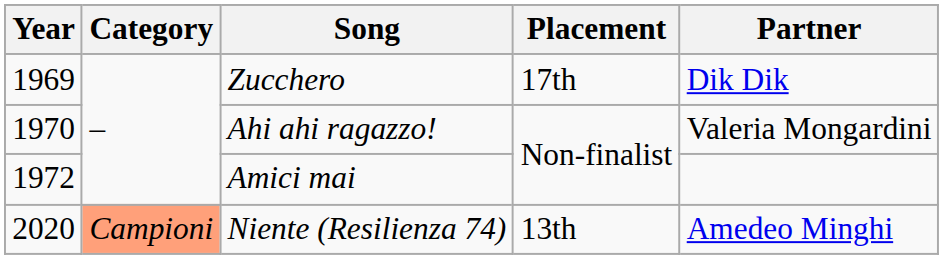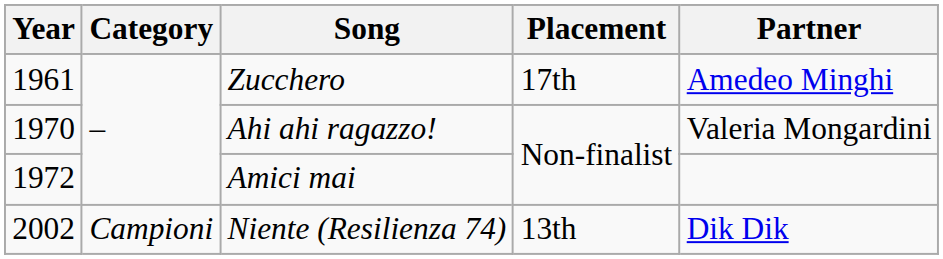(44, 79) 1969 -> (44, 79) 1961
(738, 79) Dik Dik -> (790, 79) Amedeo Minghi
(44, 228) 2020 -> (44, 228) 2002
(151, 228) lightsalmon background -> (151, 228) no background
(790, 228) Amedeo Minghi -> (738, 228) Dik Dik
